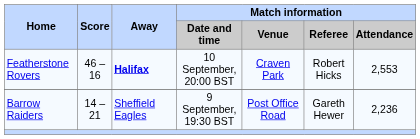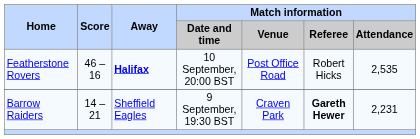(273, 69) Craven Park -> (273, 69) Post Office Road
(384, 69) 2,553 -> (384, 69) 2,535
(273, 109) Post Office Road -> (273, 109) Craven Park
(329, 109) normal -> (329, 109) bold
(384, 109) 2,236 -> (384, 109) 2,231
